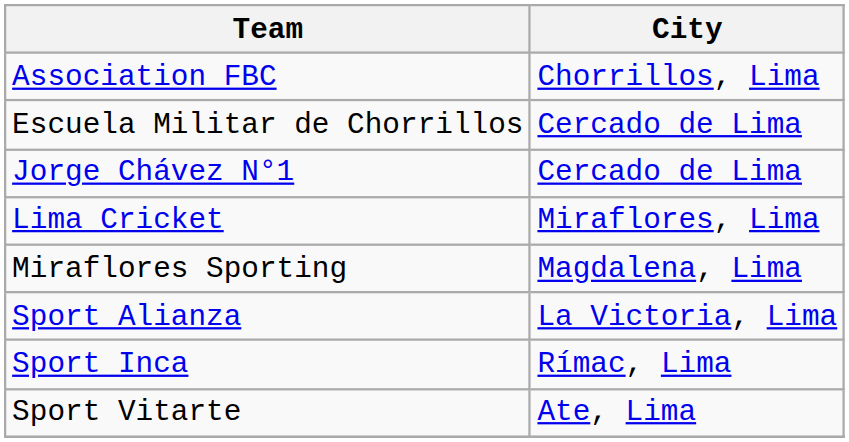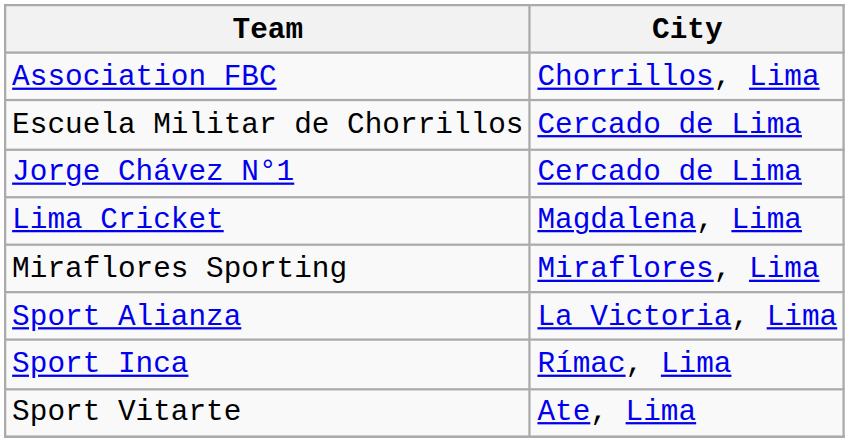(679, 221) Miraflores, Lima -> (670, 221) Magdalena, Lima
(670, 268) Magdalena, Lima -> (679, 268) Miraflores, Lima
